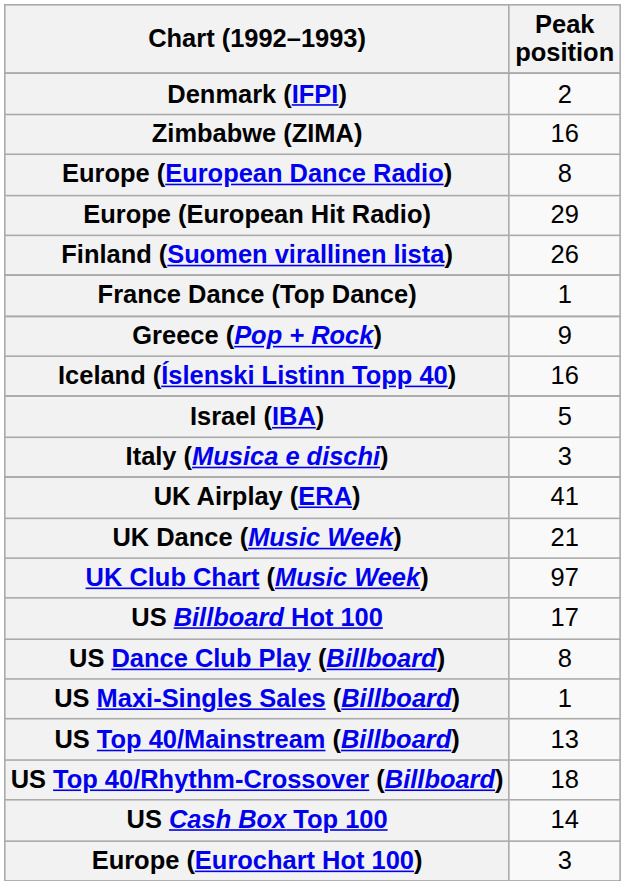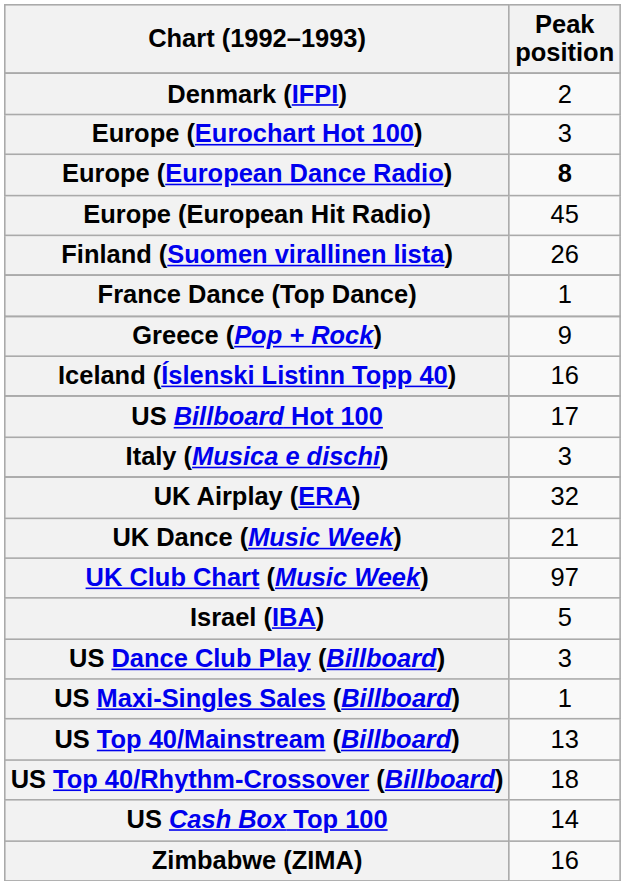rows swapped: (257, 860) <-> (257, 133)
(565, 174) normal -> (565, 174) bold
(565, 214) 29 -> (565, 214) 45
rows swapped: (257, 416) <-> (257, 618)
(565, 497) 41 -> (565, 497) 32
(565, 658) 8 -> (565, 658) 3
